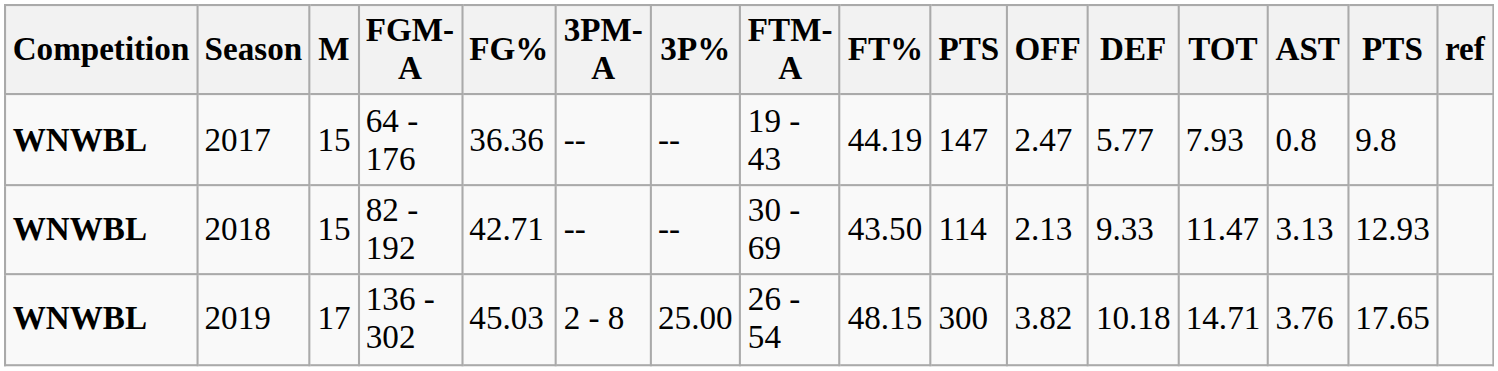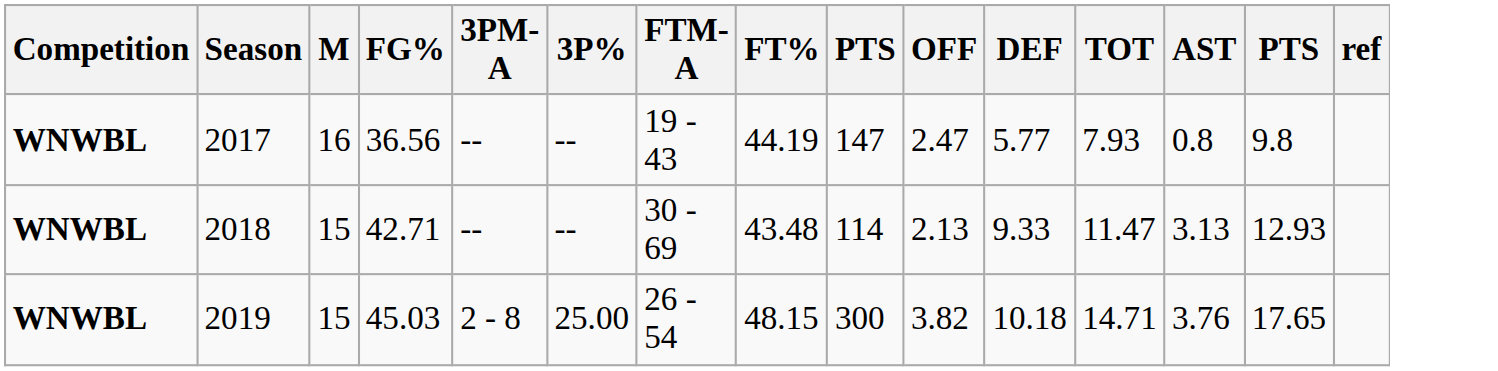- column: (410, 49)
(334, 139) 15 -> (334, 139) 16
(507, 139) 36.36 -> (403, 139) 36.56
(885, 228) 43.50 -> (781, 228) 43.48
(334, 318) 17 -> (334, 318) 15
